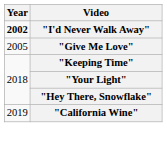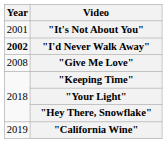+ row: (96, 29)
(17, 46) 2005 -> (17, 63) 2008
